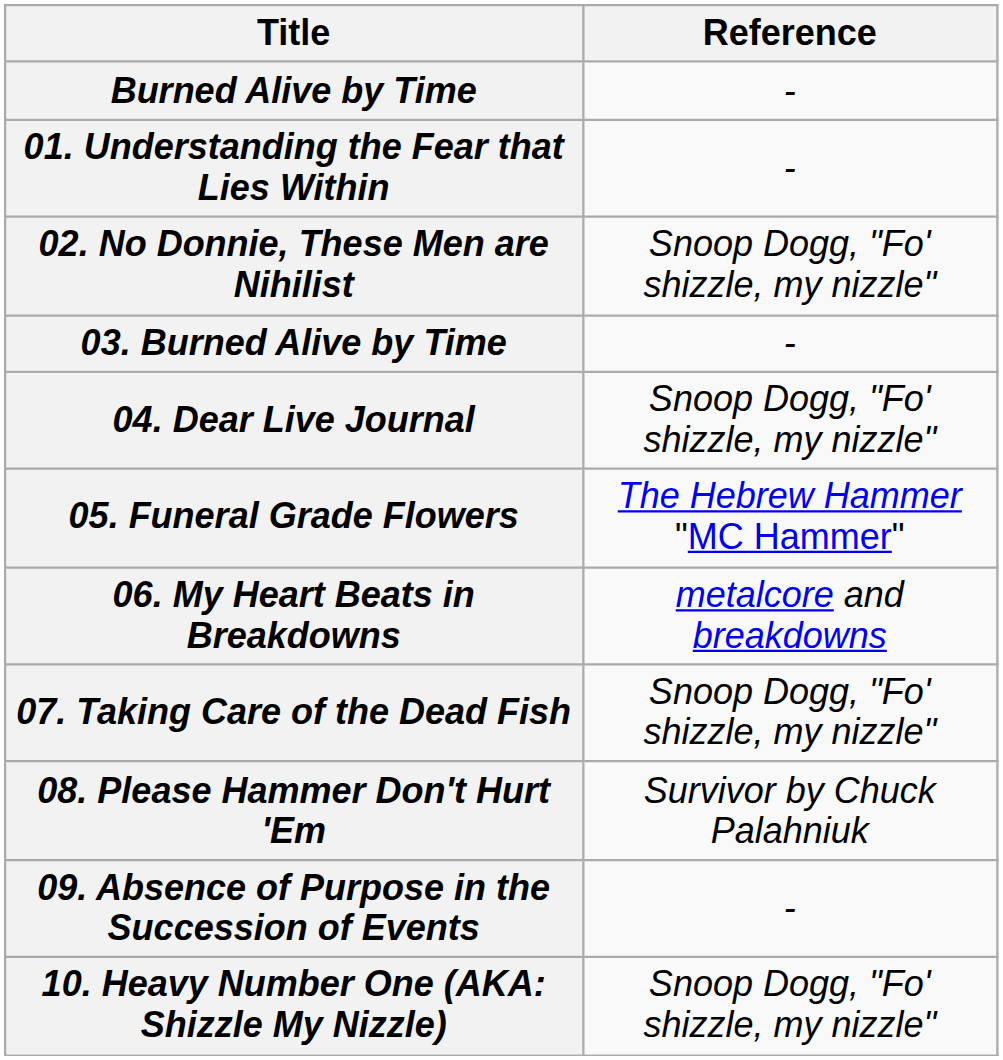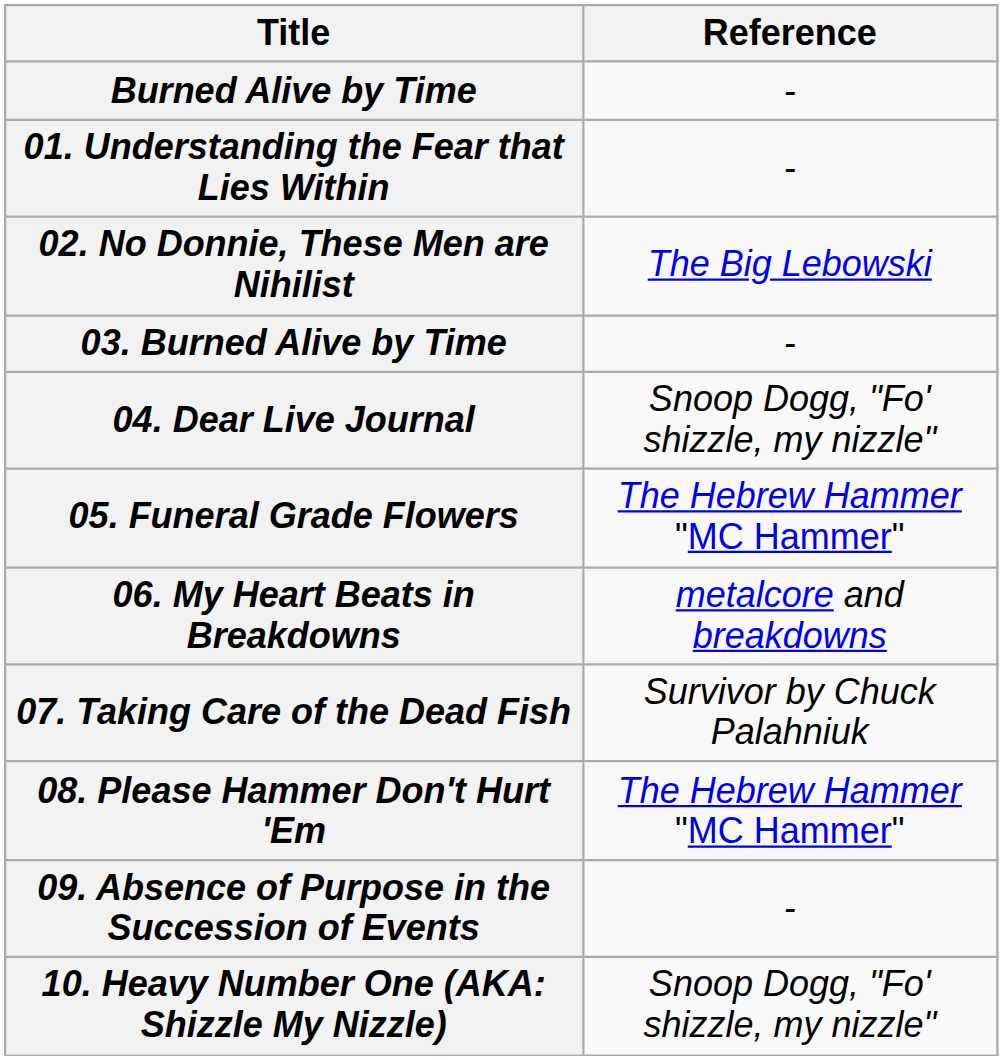(790, 265) Snoop Dogg, "Fo' shizzle, my nizzle" -> (790, 265) The Big Lebowski
(790, 712) Snoop Dogg, "Fo' shizzle, my nizzle" -> (790, 712) Survivor by Chuck Palahniuk
(790, 810) Survivor by Chuck Palahniuk -> (790, 810) The Hebrew Hammer "MC Hammer"
